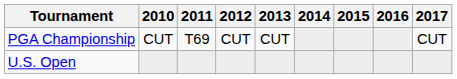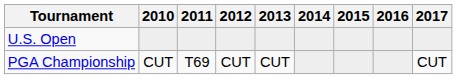rows swapped: (42, 62) <-> (71, 39)
